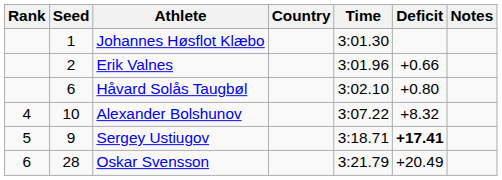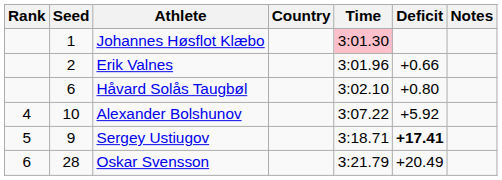(363, 41) no background -> (363, 41) pink background
(420, 114) +8.32 -> (420, 114) +5.92
